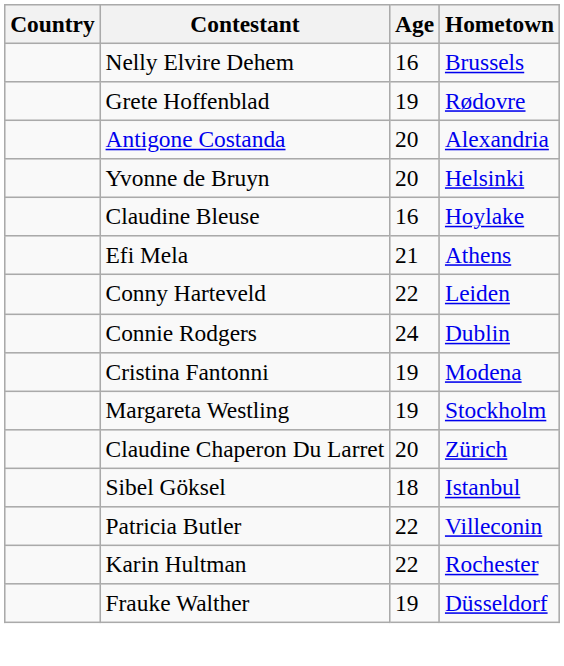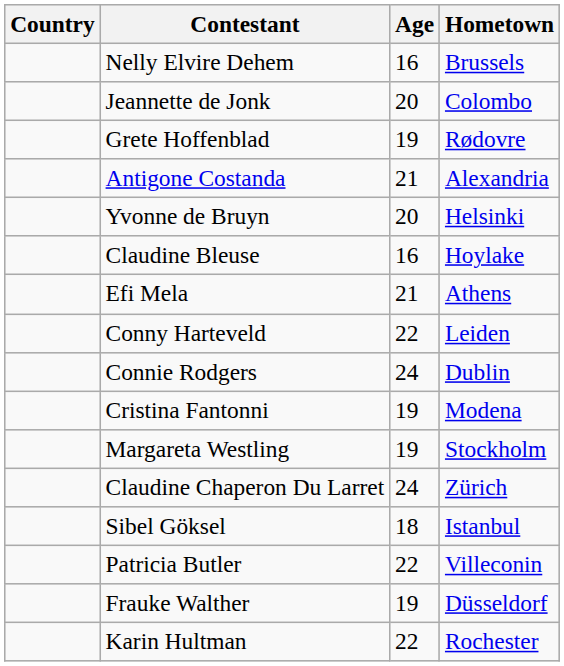+ row: (188, 101)
(407, 139) 20 -> (407, 178) 21
(407, 448) 20 -> (407, 487) 24
rows swapped: (176, 564) <-> (177, 602)
